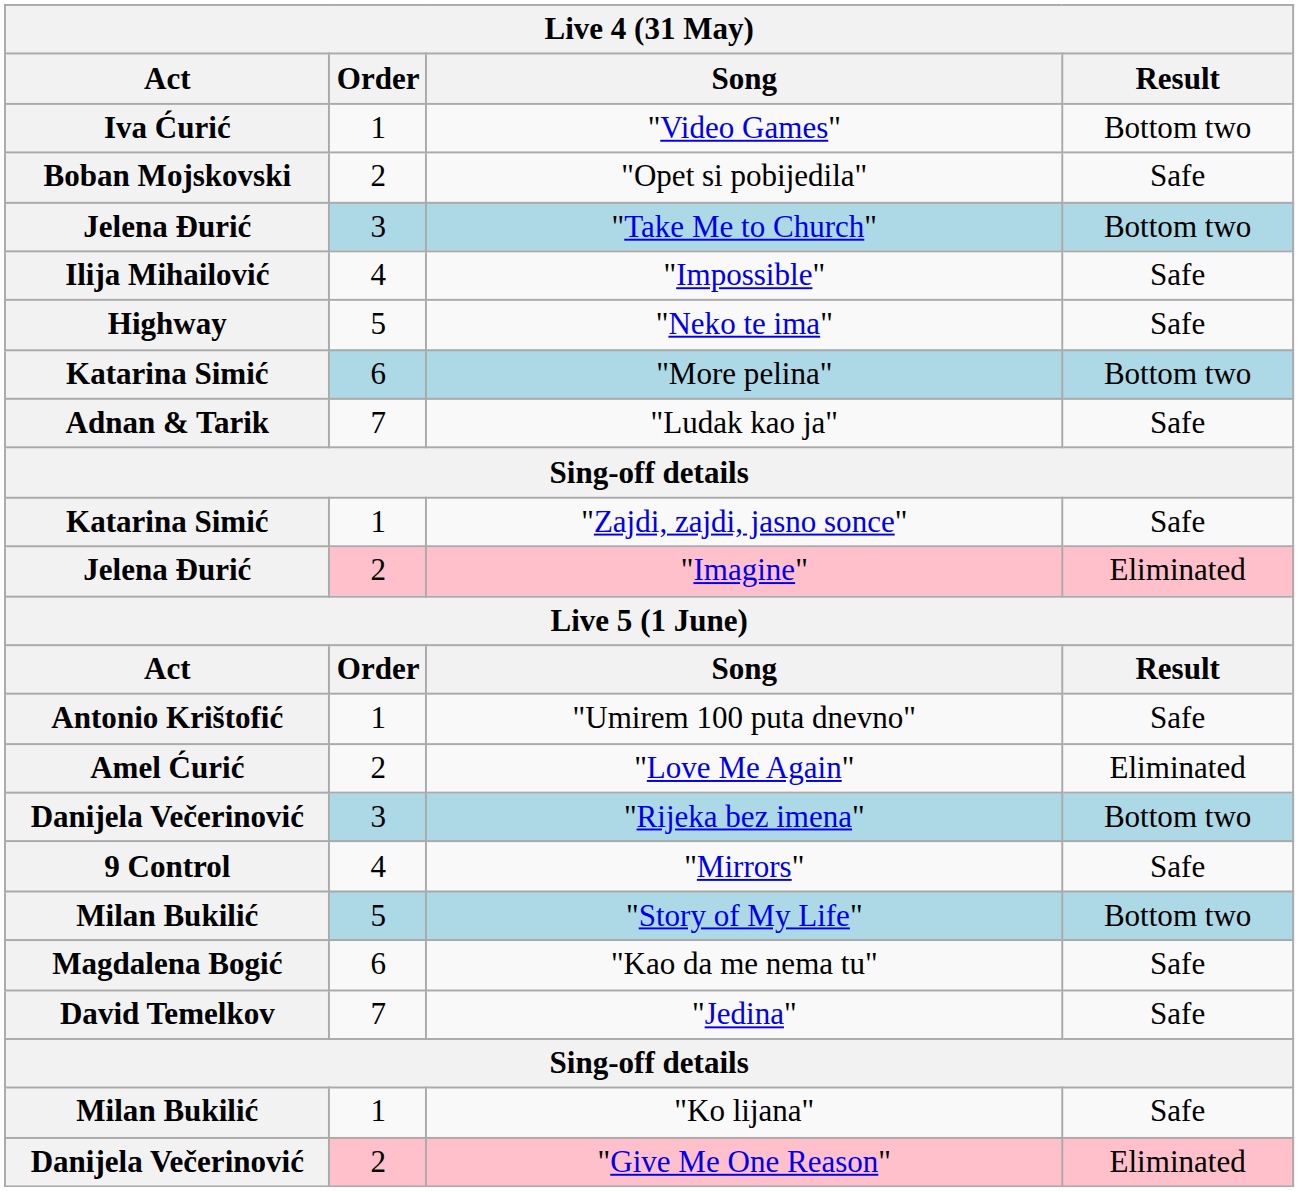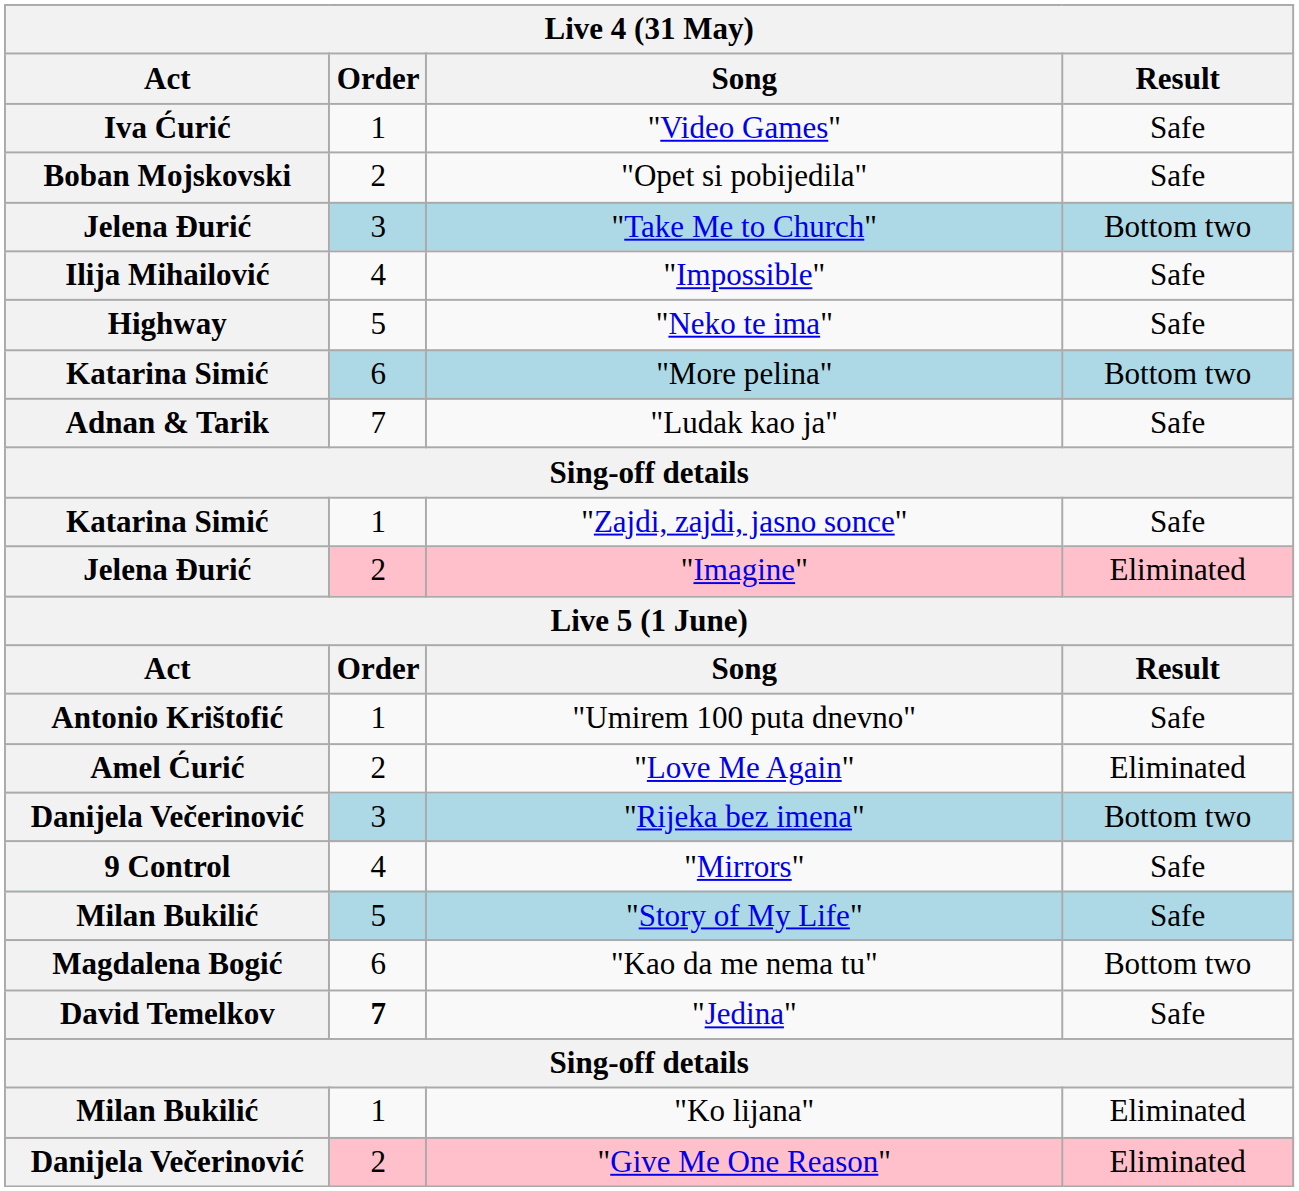(1178, 127) Bottom two -> (1178, 127) Safe
(1178, 915) Bottom two -> (1178, 915) Safe
(1178, 964) Safe -> (1178, 964) Bottom two
(378, 1013) normal -> (378, 1013) bold
(1178, 1112) Safe -> (1178, 1112) Eliminated
